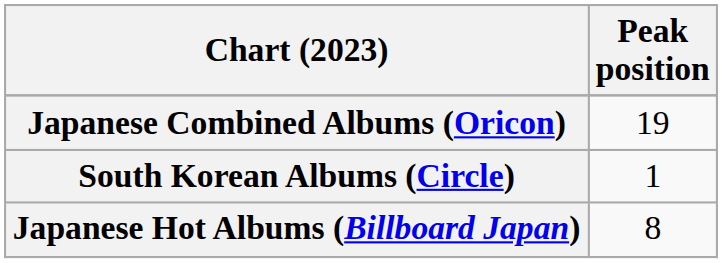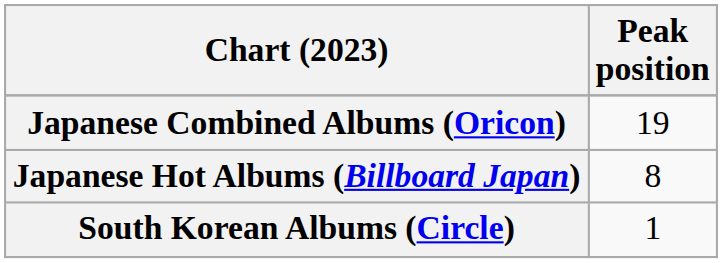rows swapped: (297, 228) <-> (297, 175)
